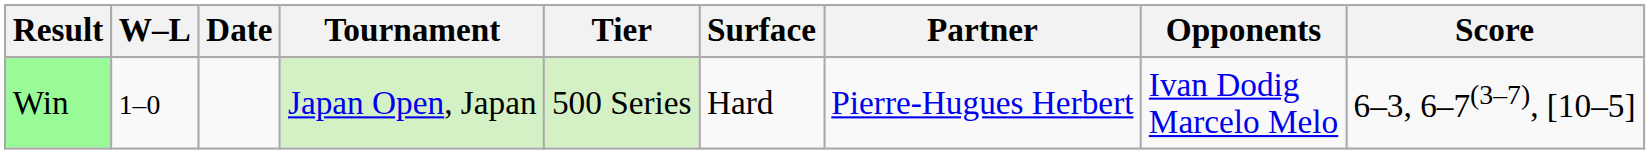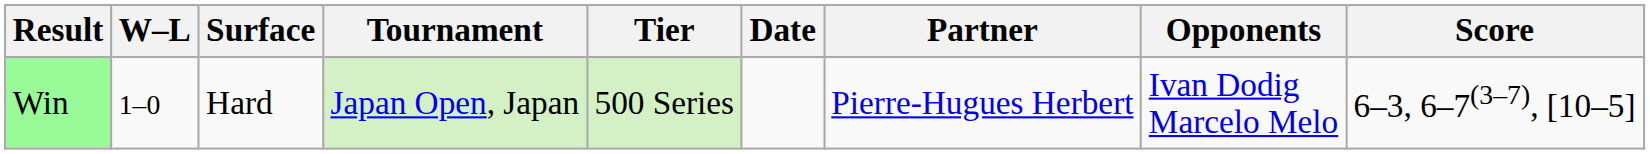columns swapped: (239, 30) <-> (761, 30)
